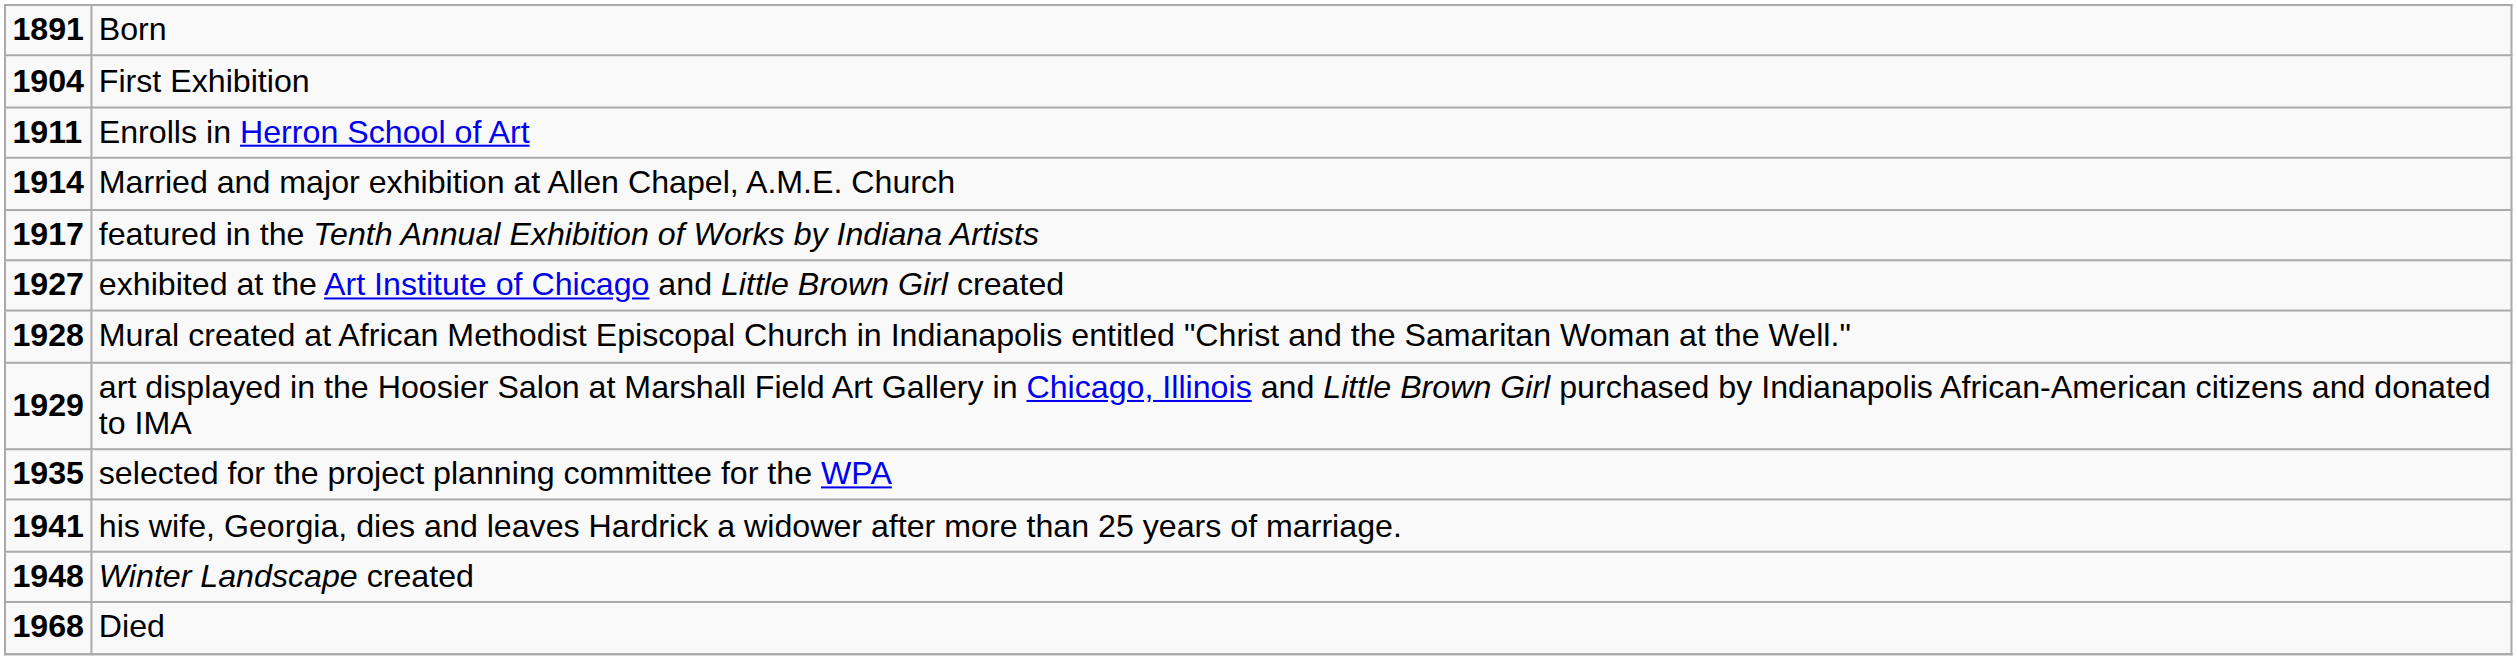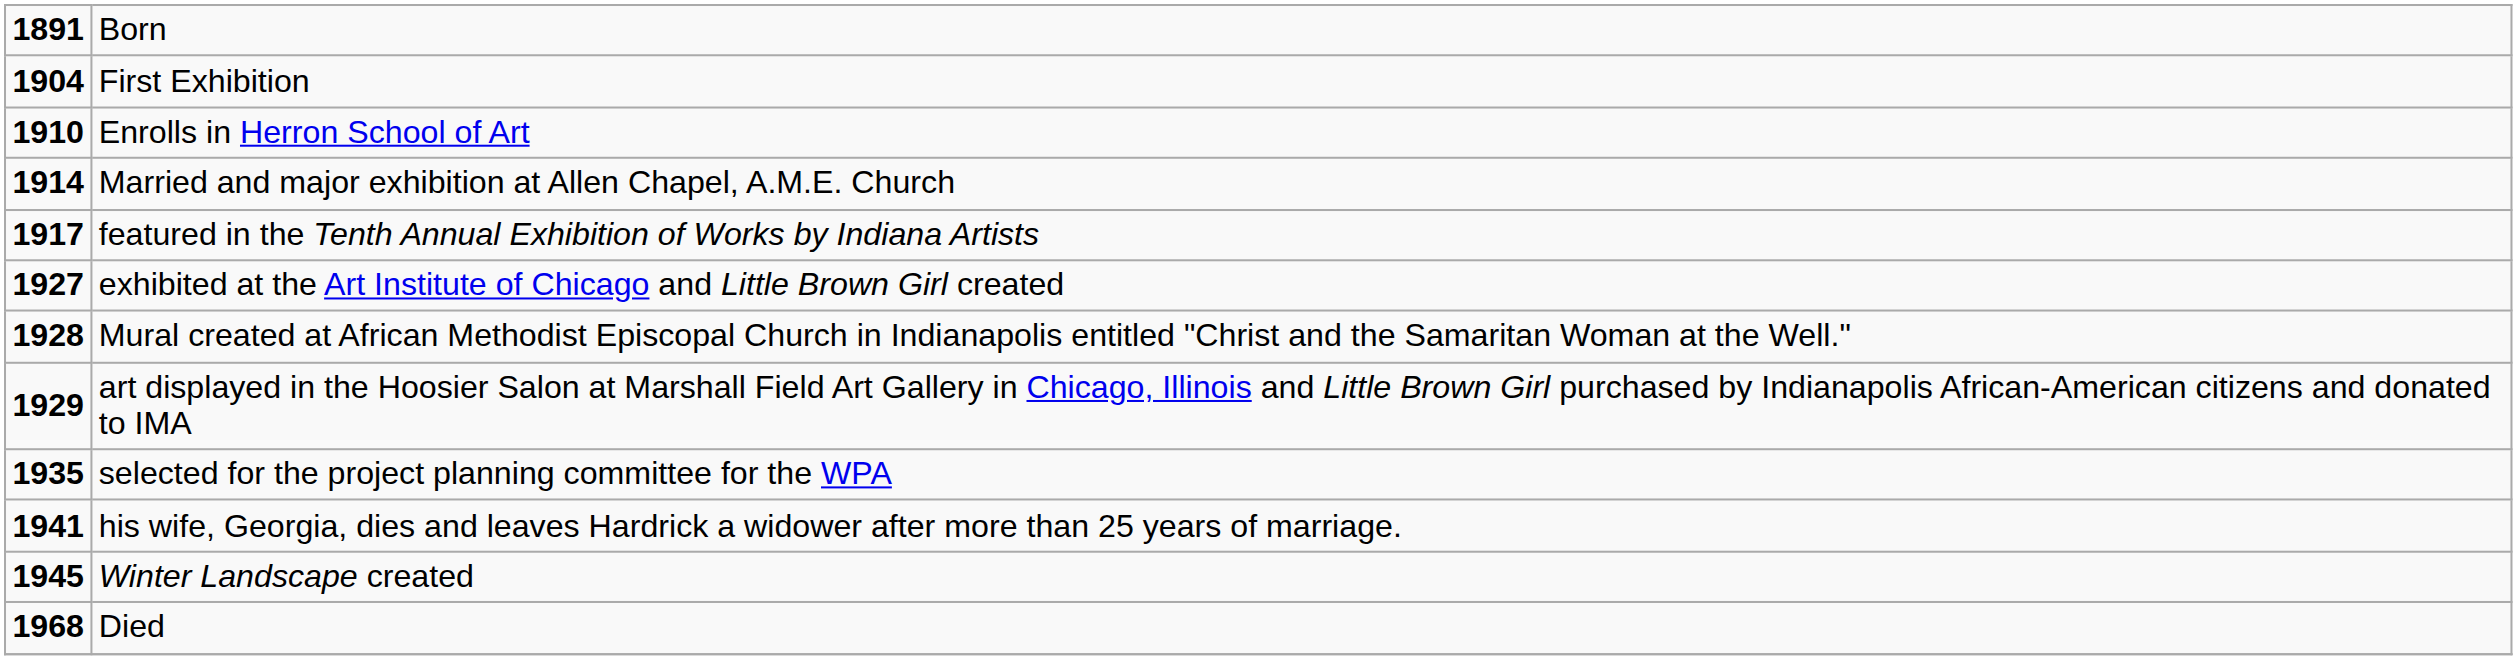(47, 132) 1911 -> (48, 132) 1910
(48, 576) 1948 -> (48, 576) 1945
